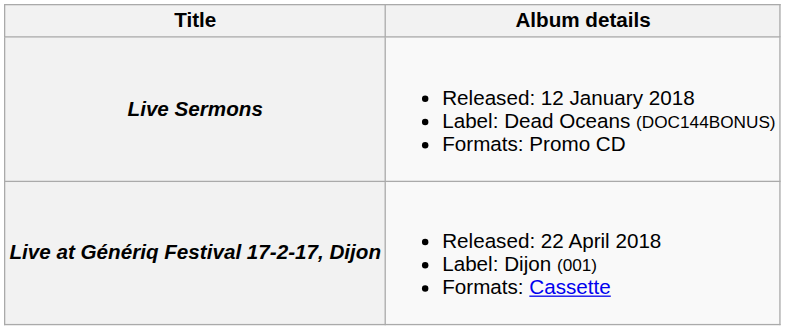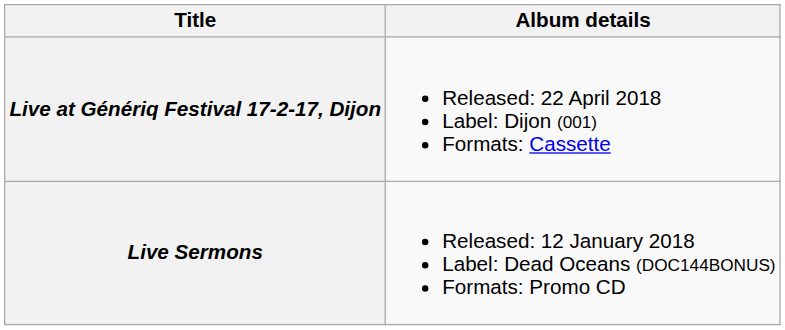rows swapped: (195, 252) <-> (195, 109)
